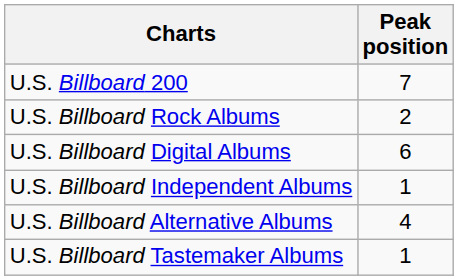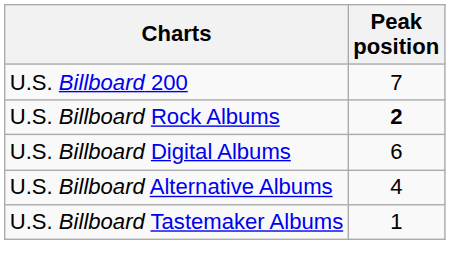(405, 116) normal -> (396, 116) bold
- row: (181, 186)
